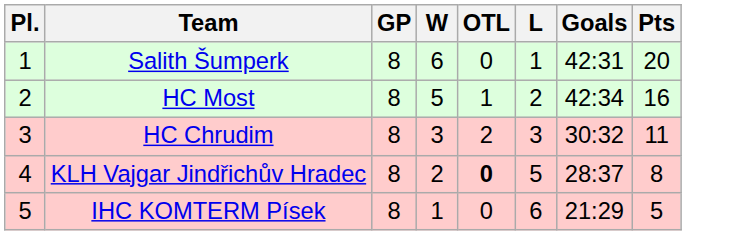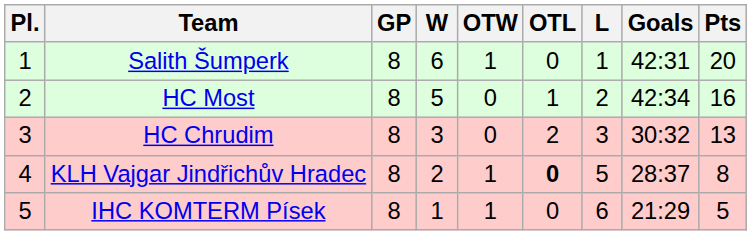+ column: (490, 23)
(657, 135) 11 -> (723, 135) 13
